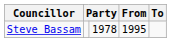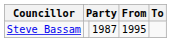(104, 30) 1978 -> (104, 30) 1987
